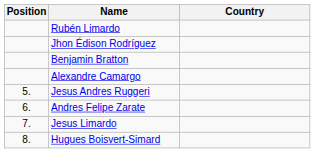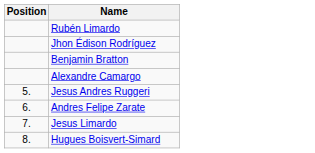- column: (245, 12)
